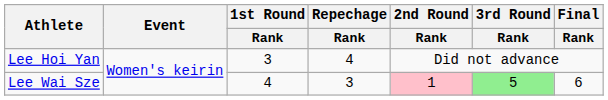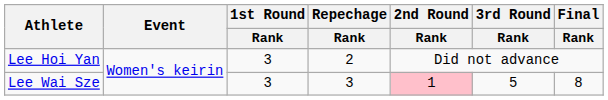(349, 60) 4 -> (349, 60) 2
(268, 84) 4 -> (268, 84) 3
(513, 84) lightgreen background -> (513, 84) no background
(578, 84) 6 -> (578, 84) 8
